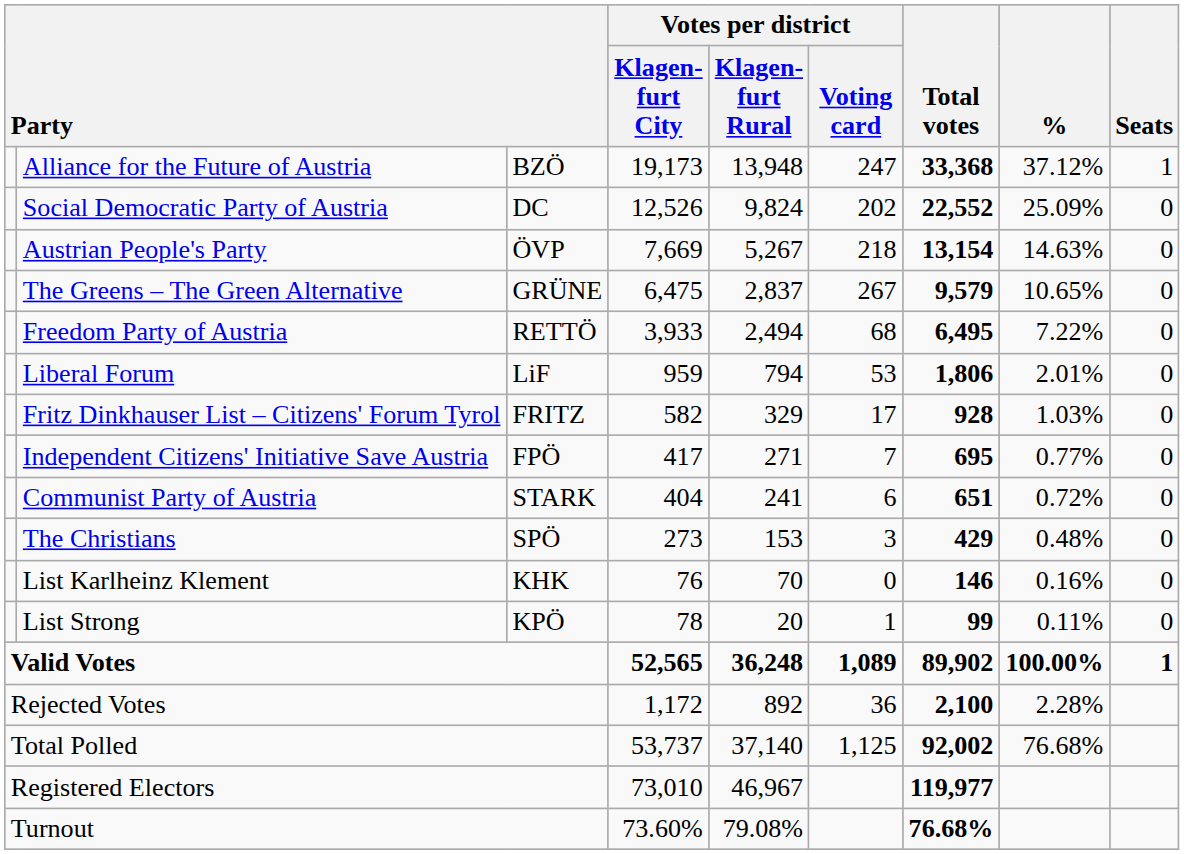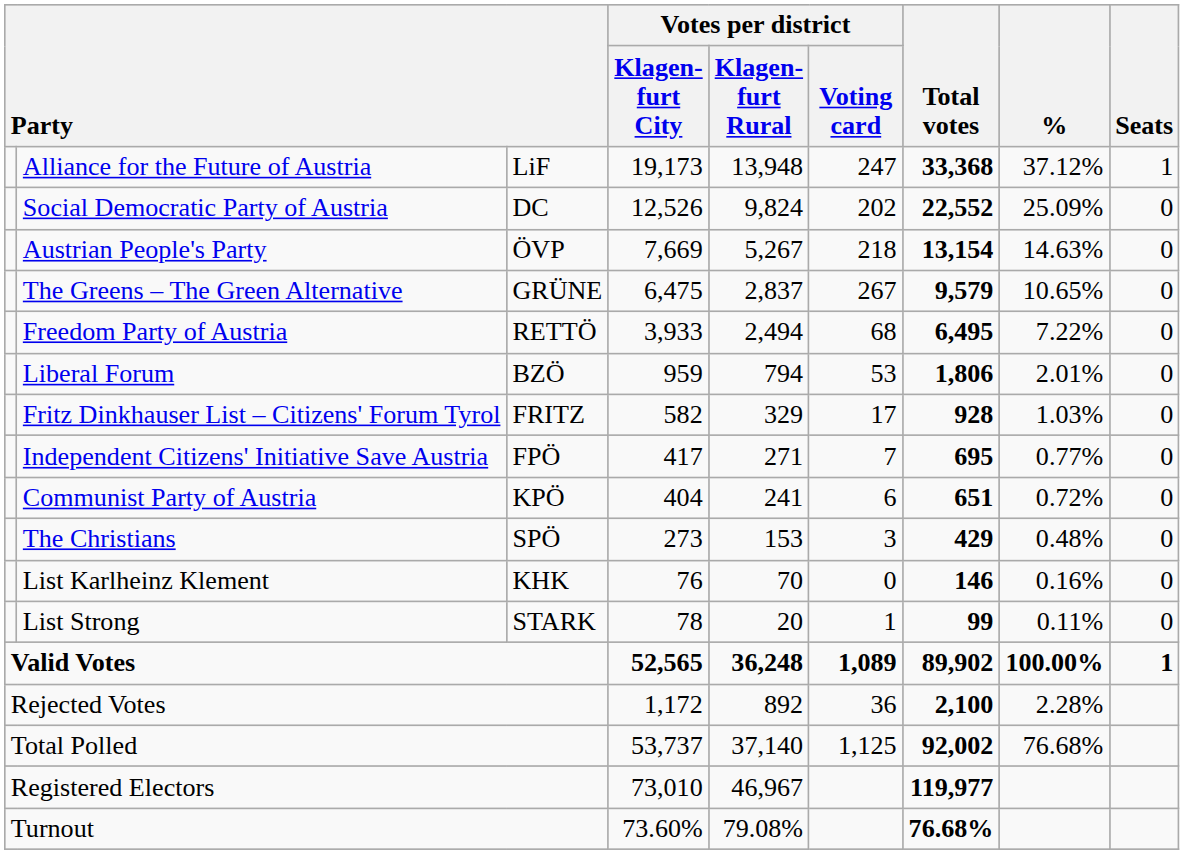(539, 166) BZÖ -> (531, 166) LiF
(531, 373) LiF -> (539, 373) BZÖ
(554, 497) STARK -> (539, 497) KPÖ
(539, 621) KPÖ -> (554, 621) STARK
